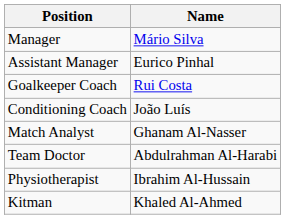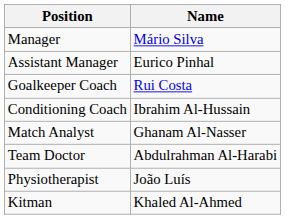(162, 109) João Luís -> (192, 109) Ibrahim Al-Hussain
(192, 179) Ibrahim Al-Hussain -> (162, 179) João Luís
